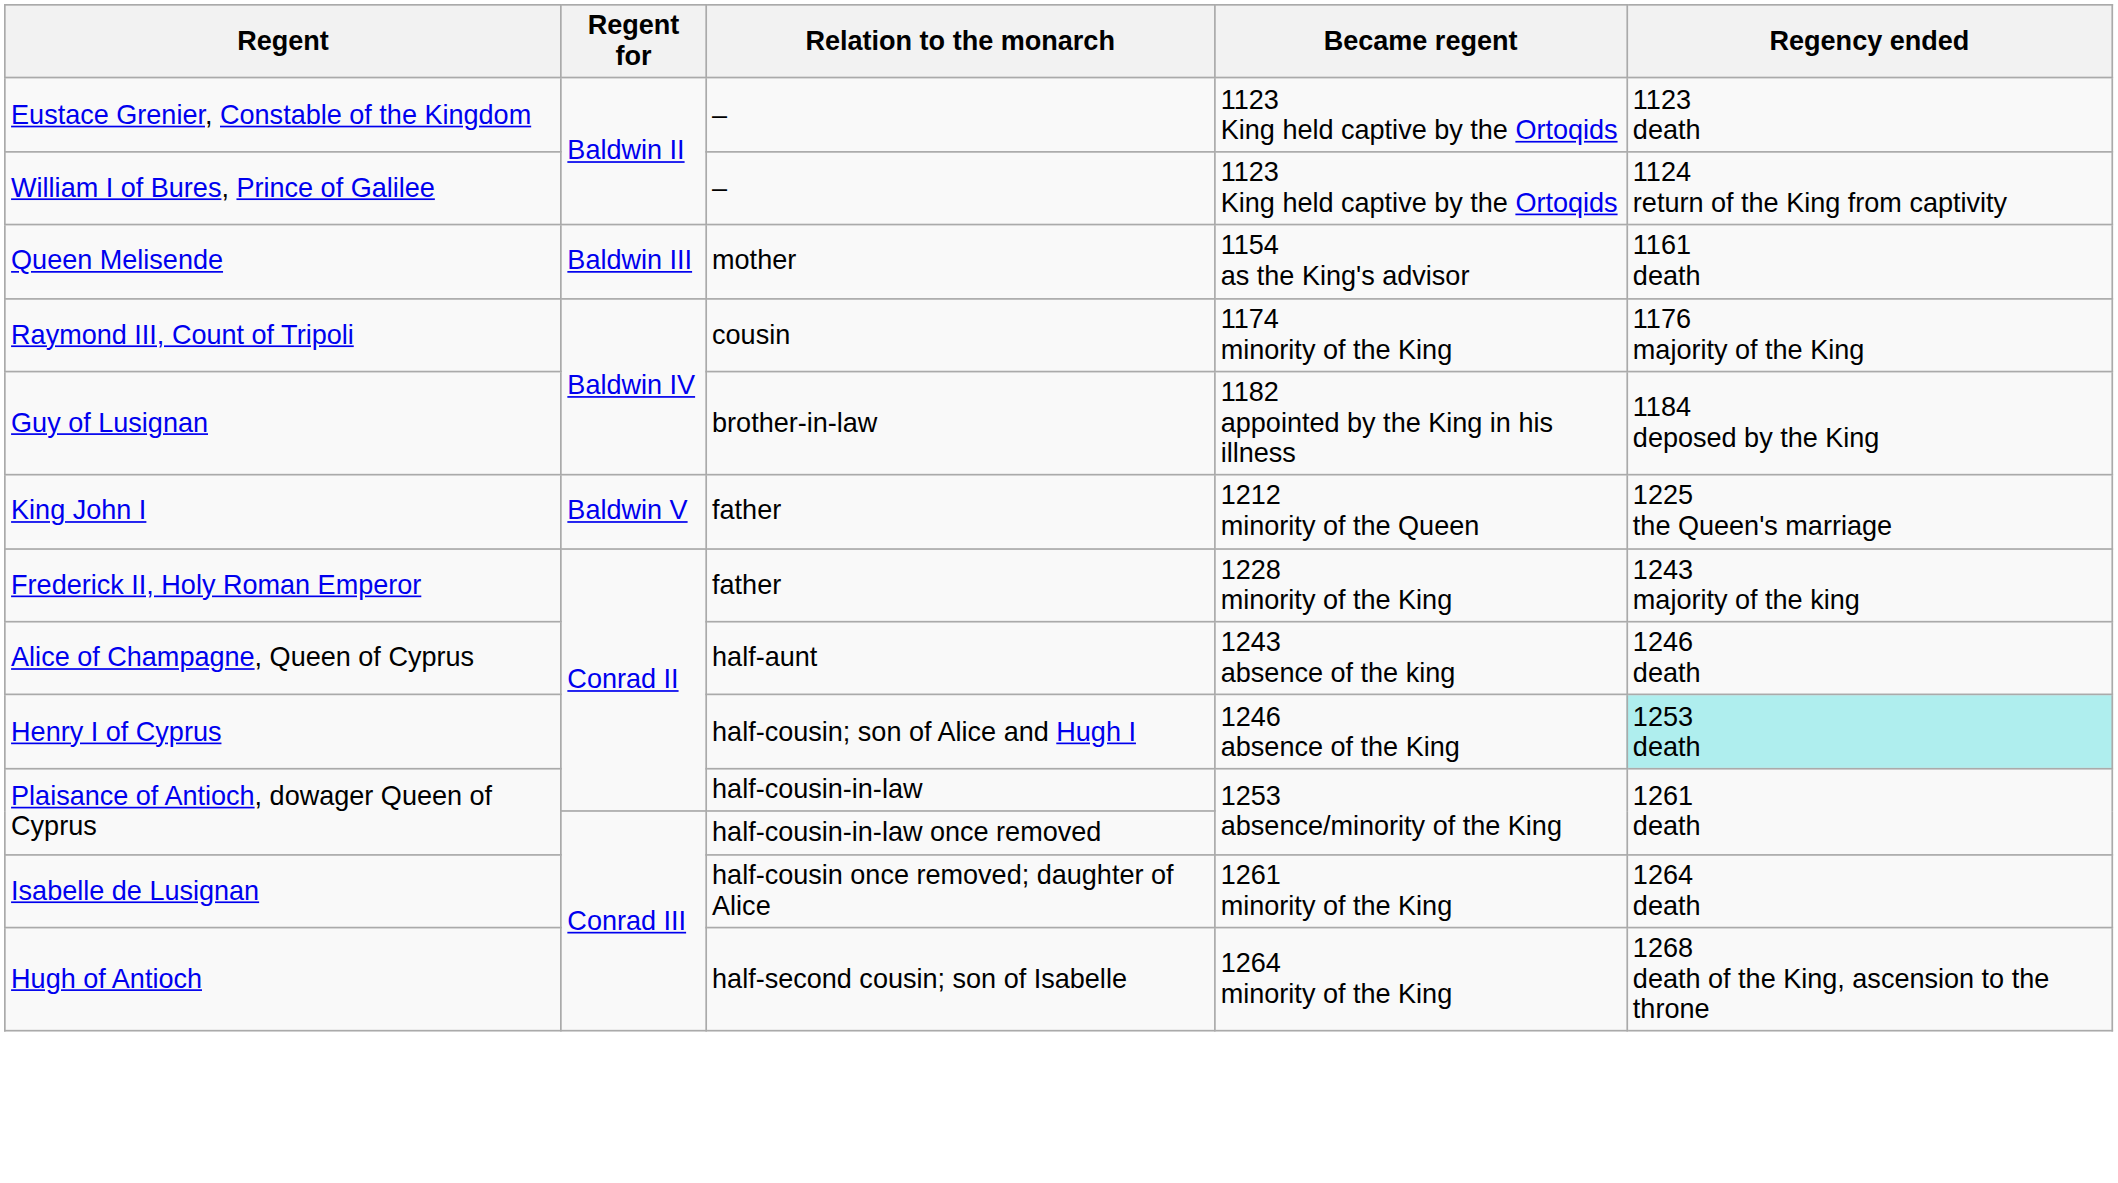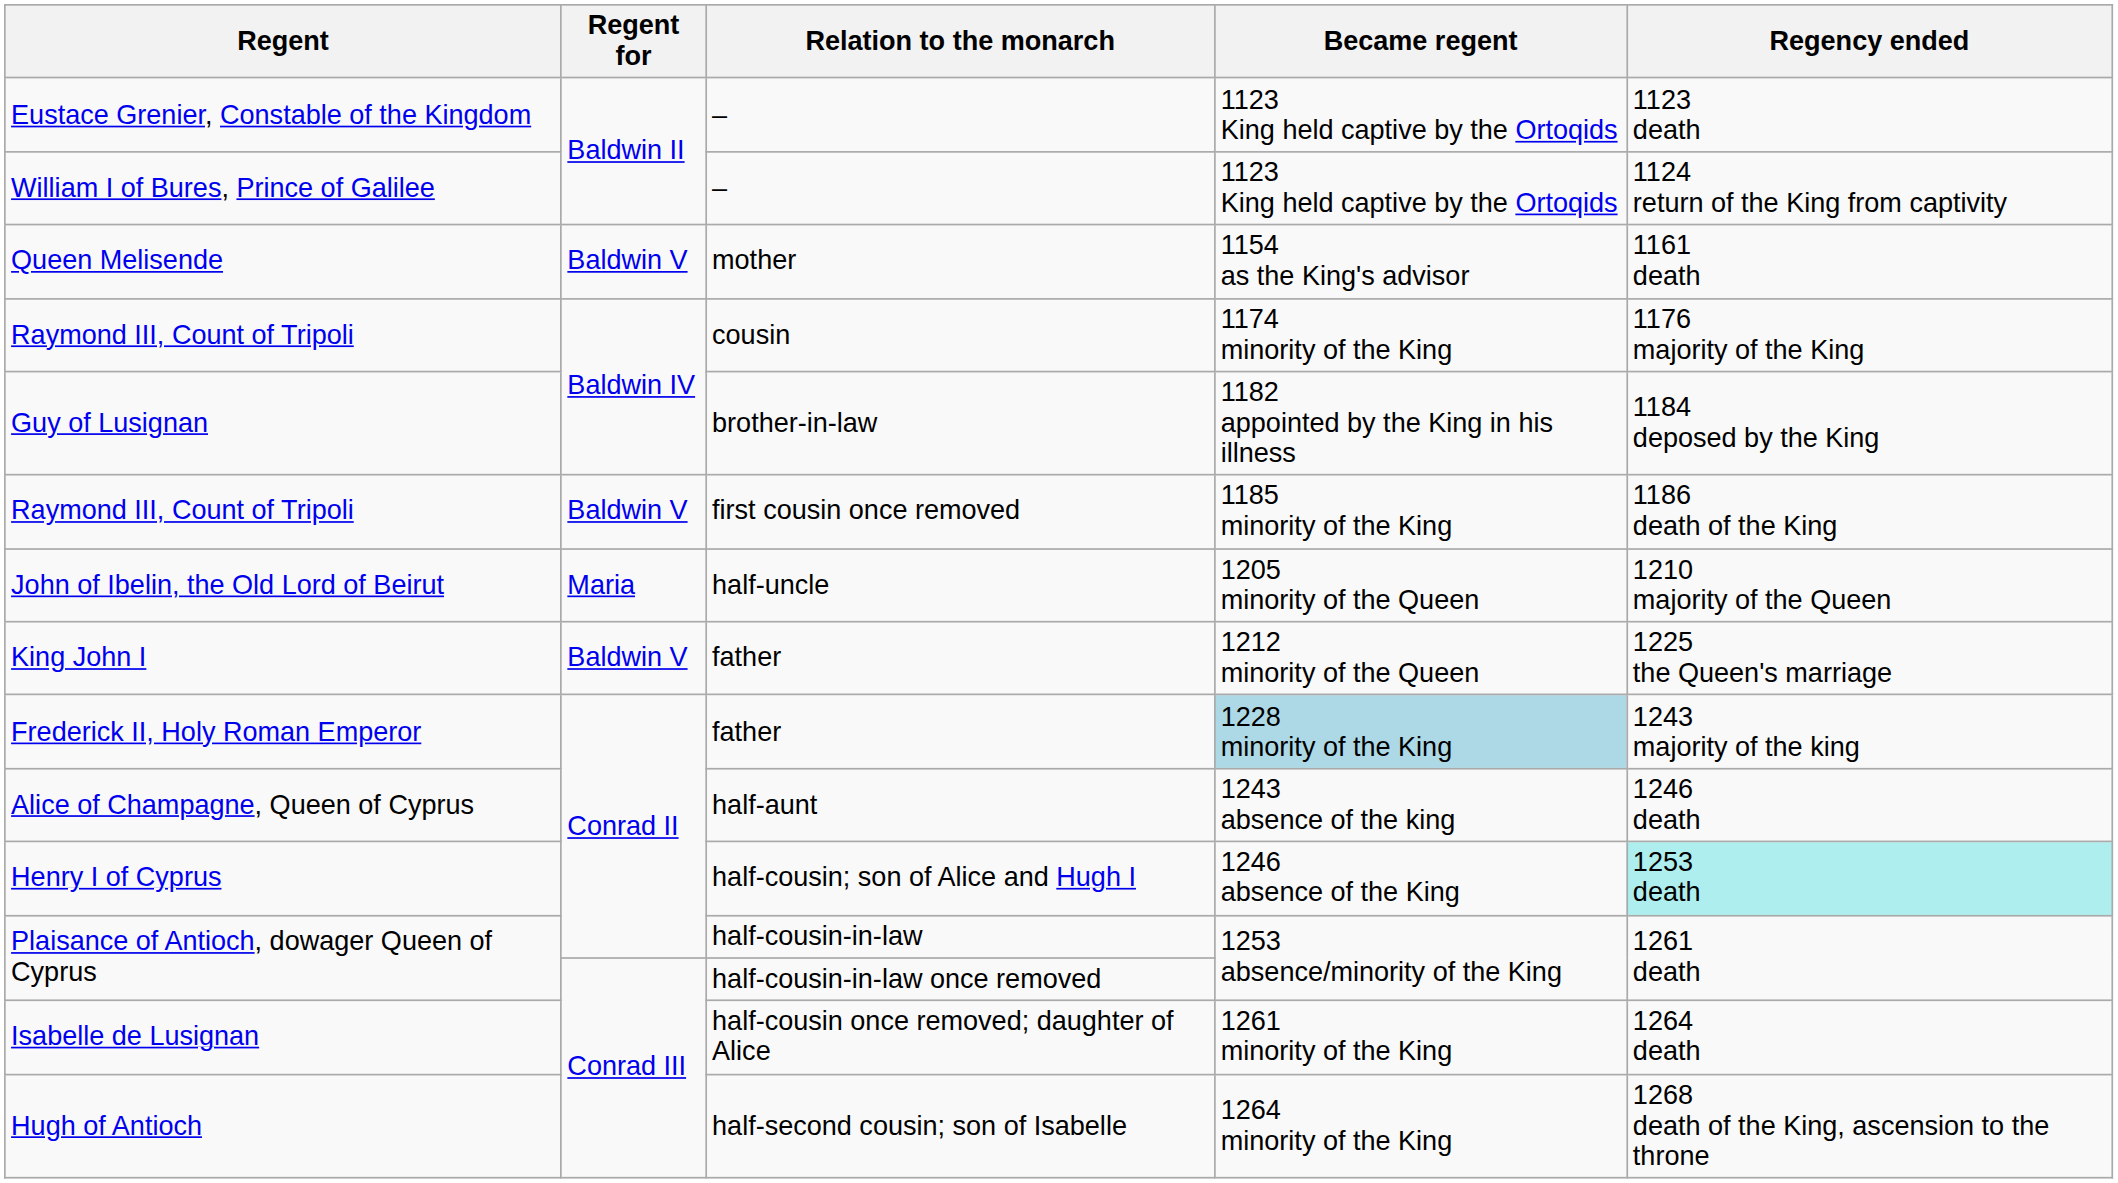(630, 261) Baldwin III -> (627, 261) Baldwin V
+ row: (182, 511)
+ row: (228, 584)
(1336, 584) no background -> (1336, 731) lightblue background
